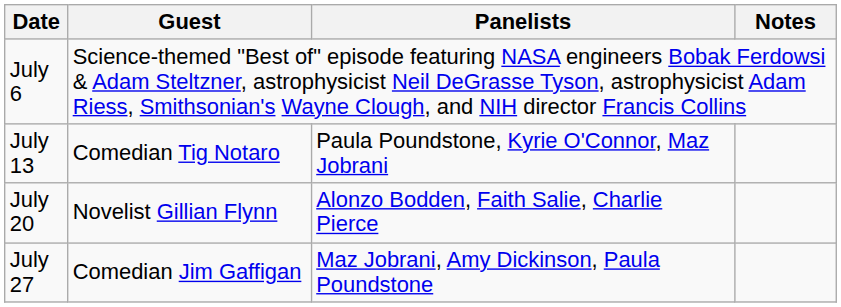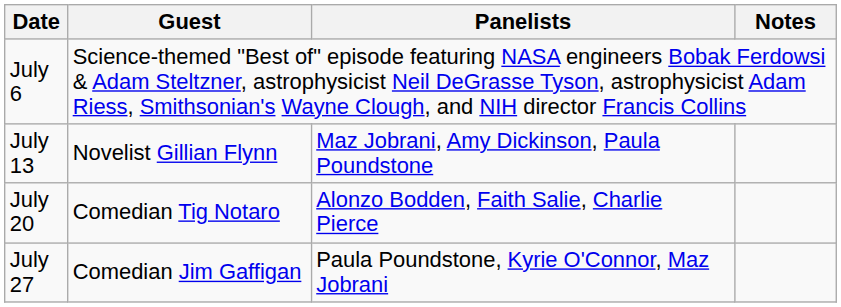(176, 153) Comedian Tig Notaro -> (175, 153) Novelist Gillian Flynn
(513, 153) Paula Poundstone, Kyrie O'Connor, Maz Jobrani -> (488, 153) Maz Jobrani, Amy Dickinson, Paula Poundstone
(175, 212) Novelist Gillian Flynn -> (176, 212) Comedian Tig Notaro
(488, 271) Maz Jobrani, Amy Dickinson, Paula Poundstone -> (513, 271) Paula Poundstone, Kyrie O'Connor, Maz Jobrani
